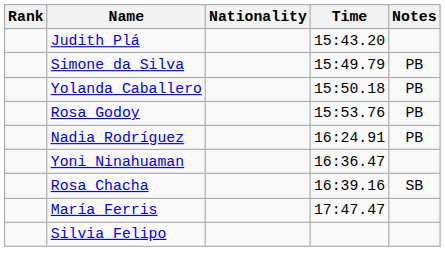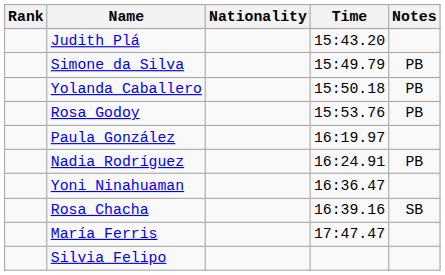+ row: (113, 137)
